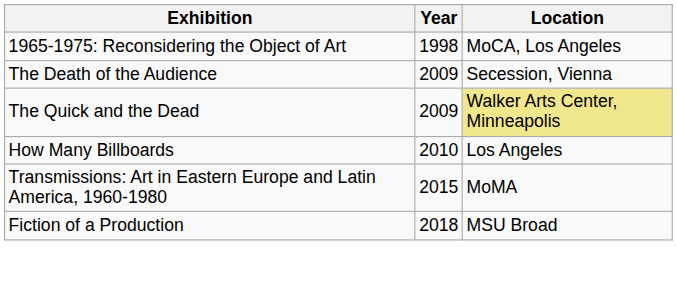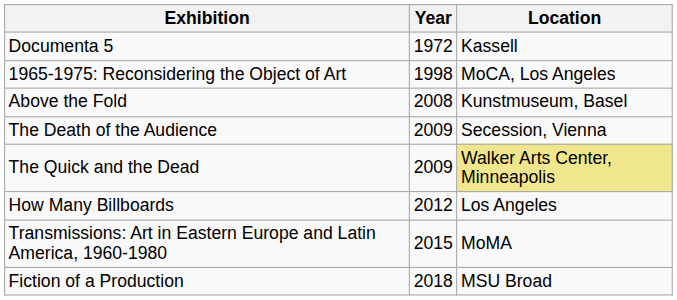+ row: (61, 46)
+ row: (68, 102)
(439, 149) 2010 -> (433, 205) 2012
